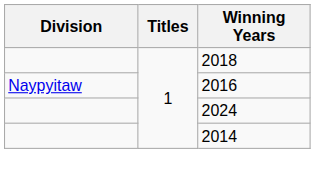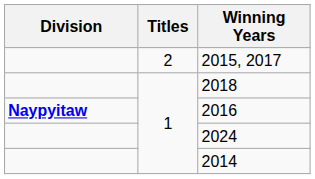+ row: (241, 60)
(45, 86) normal -> (48, 111) bold
